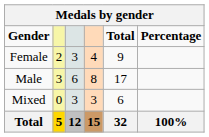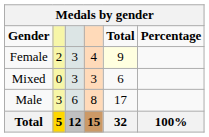(120, 57) no background -> (120, 57) lightyellow background
rows swapped: (29, 79) <-> (29, 100)
